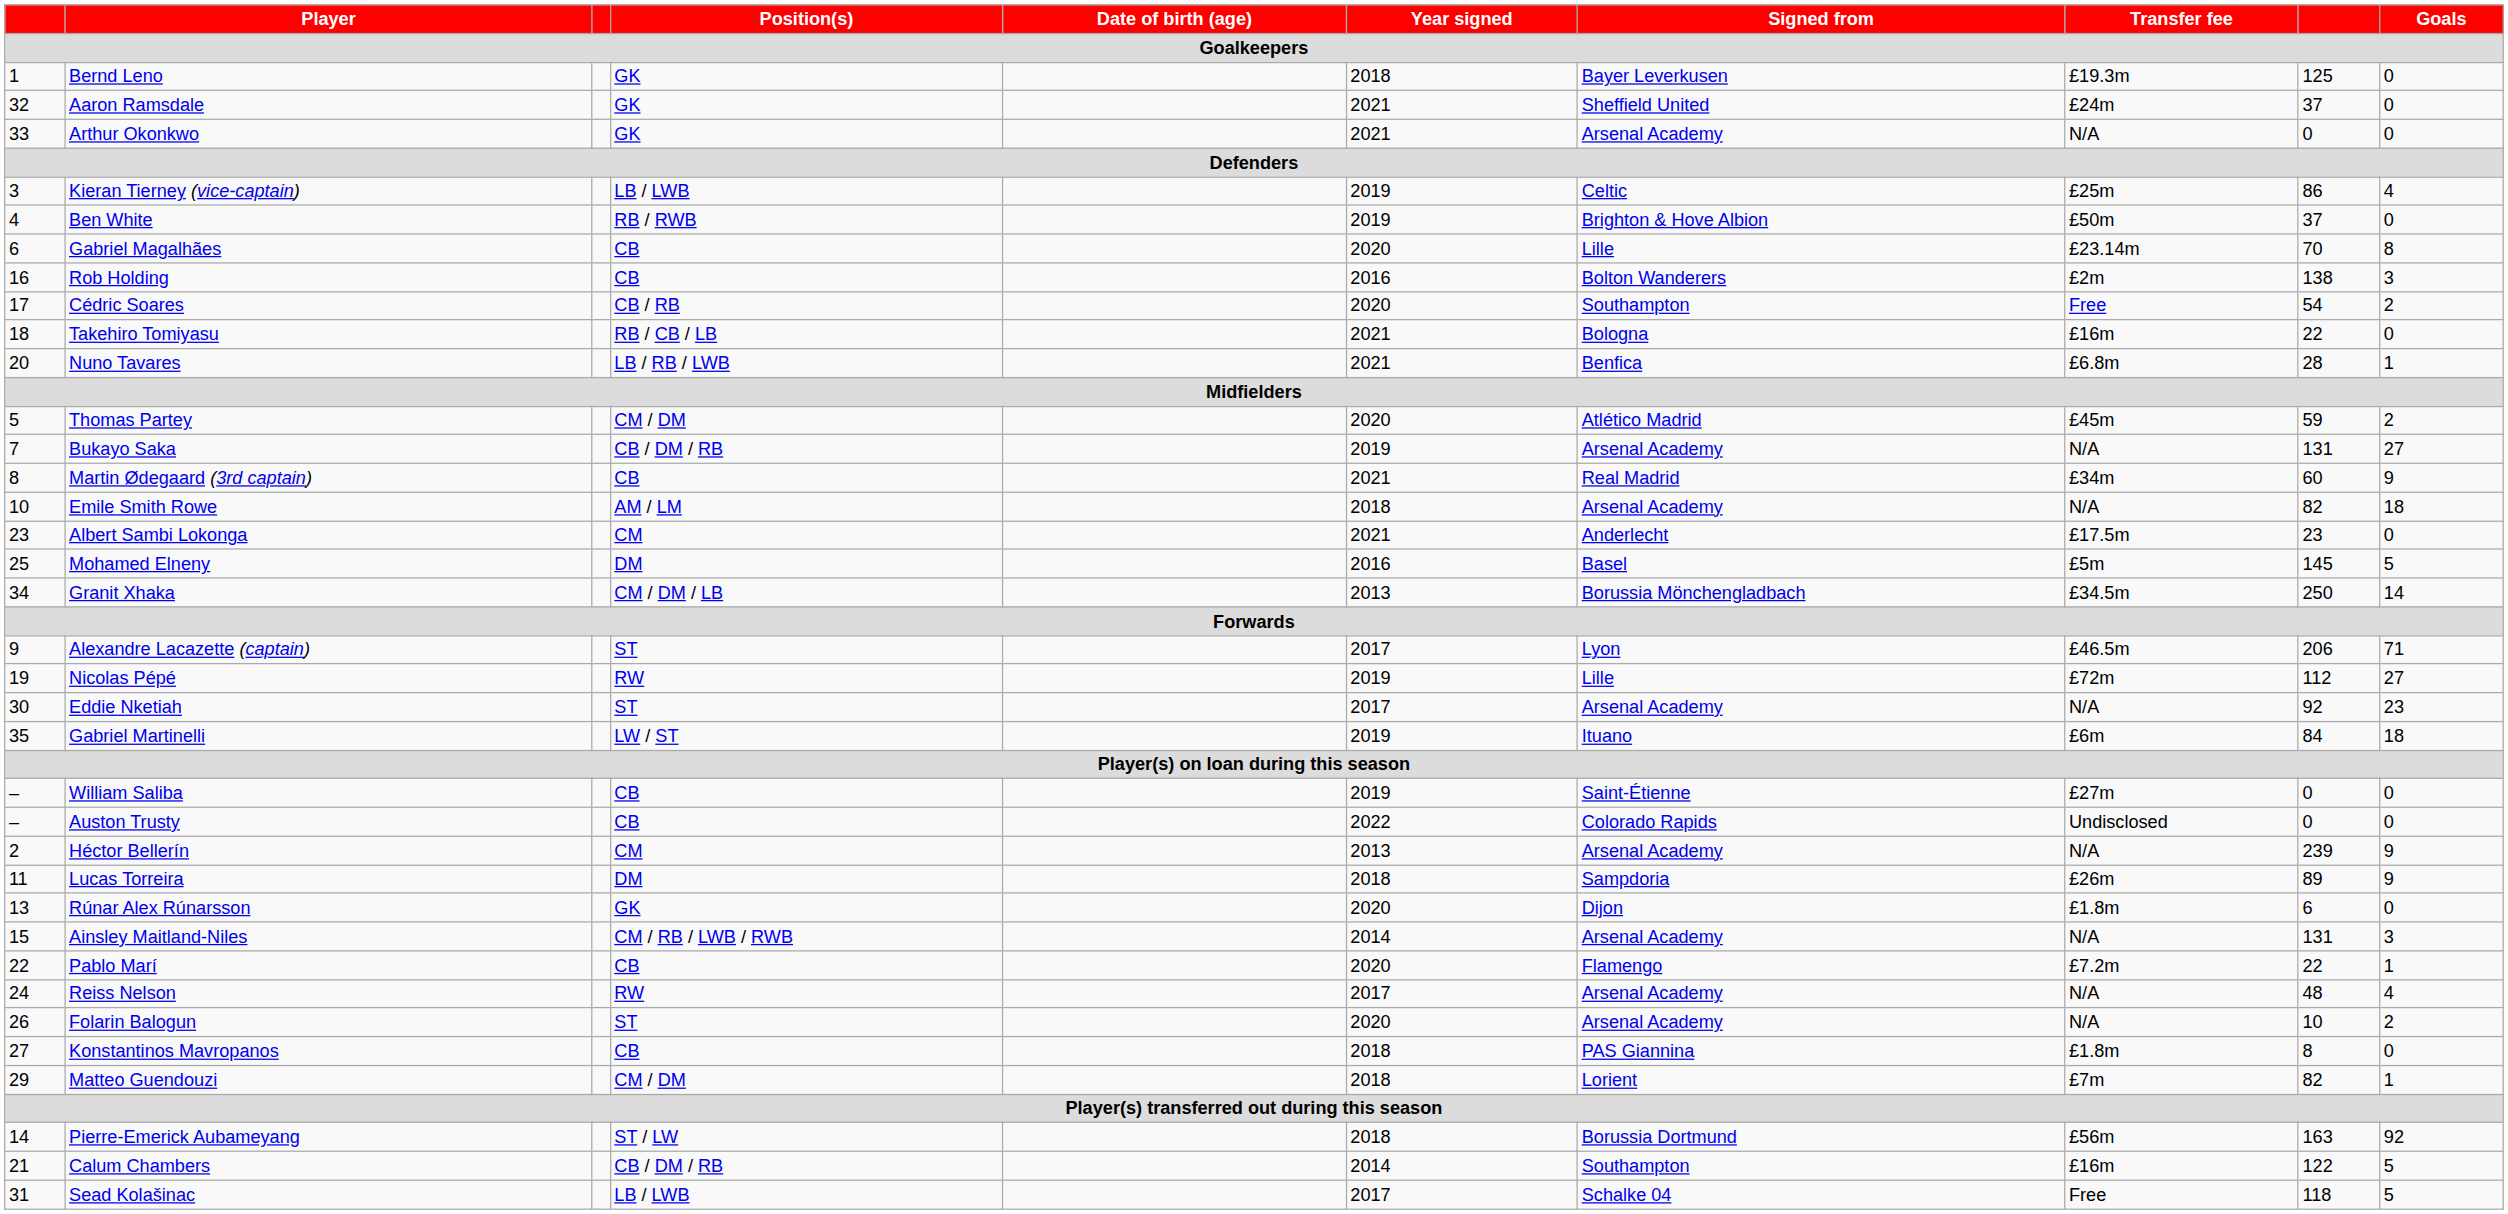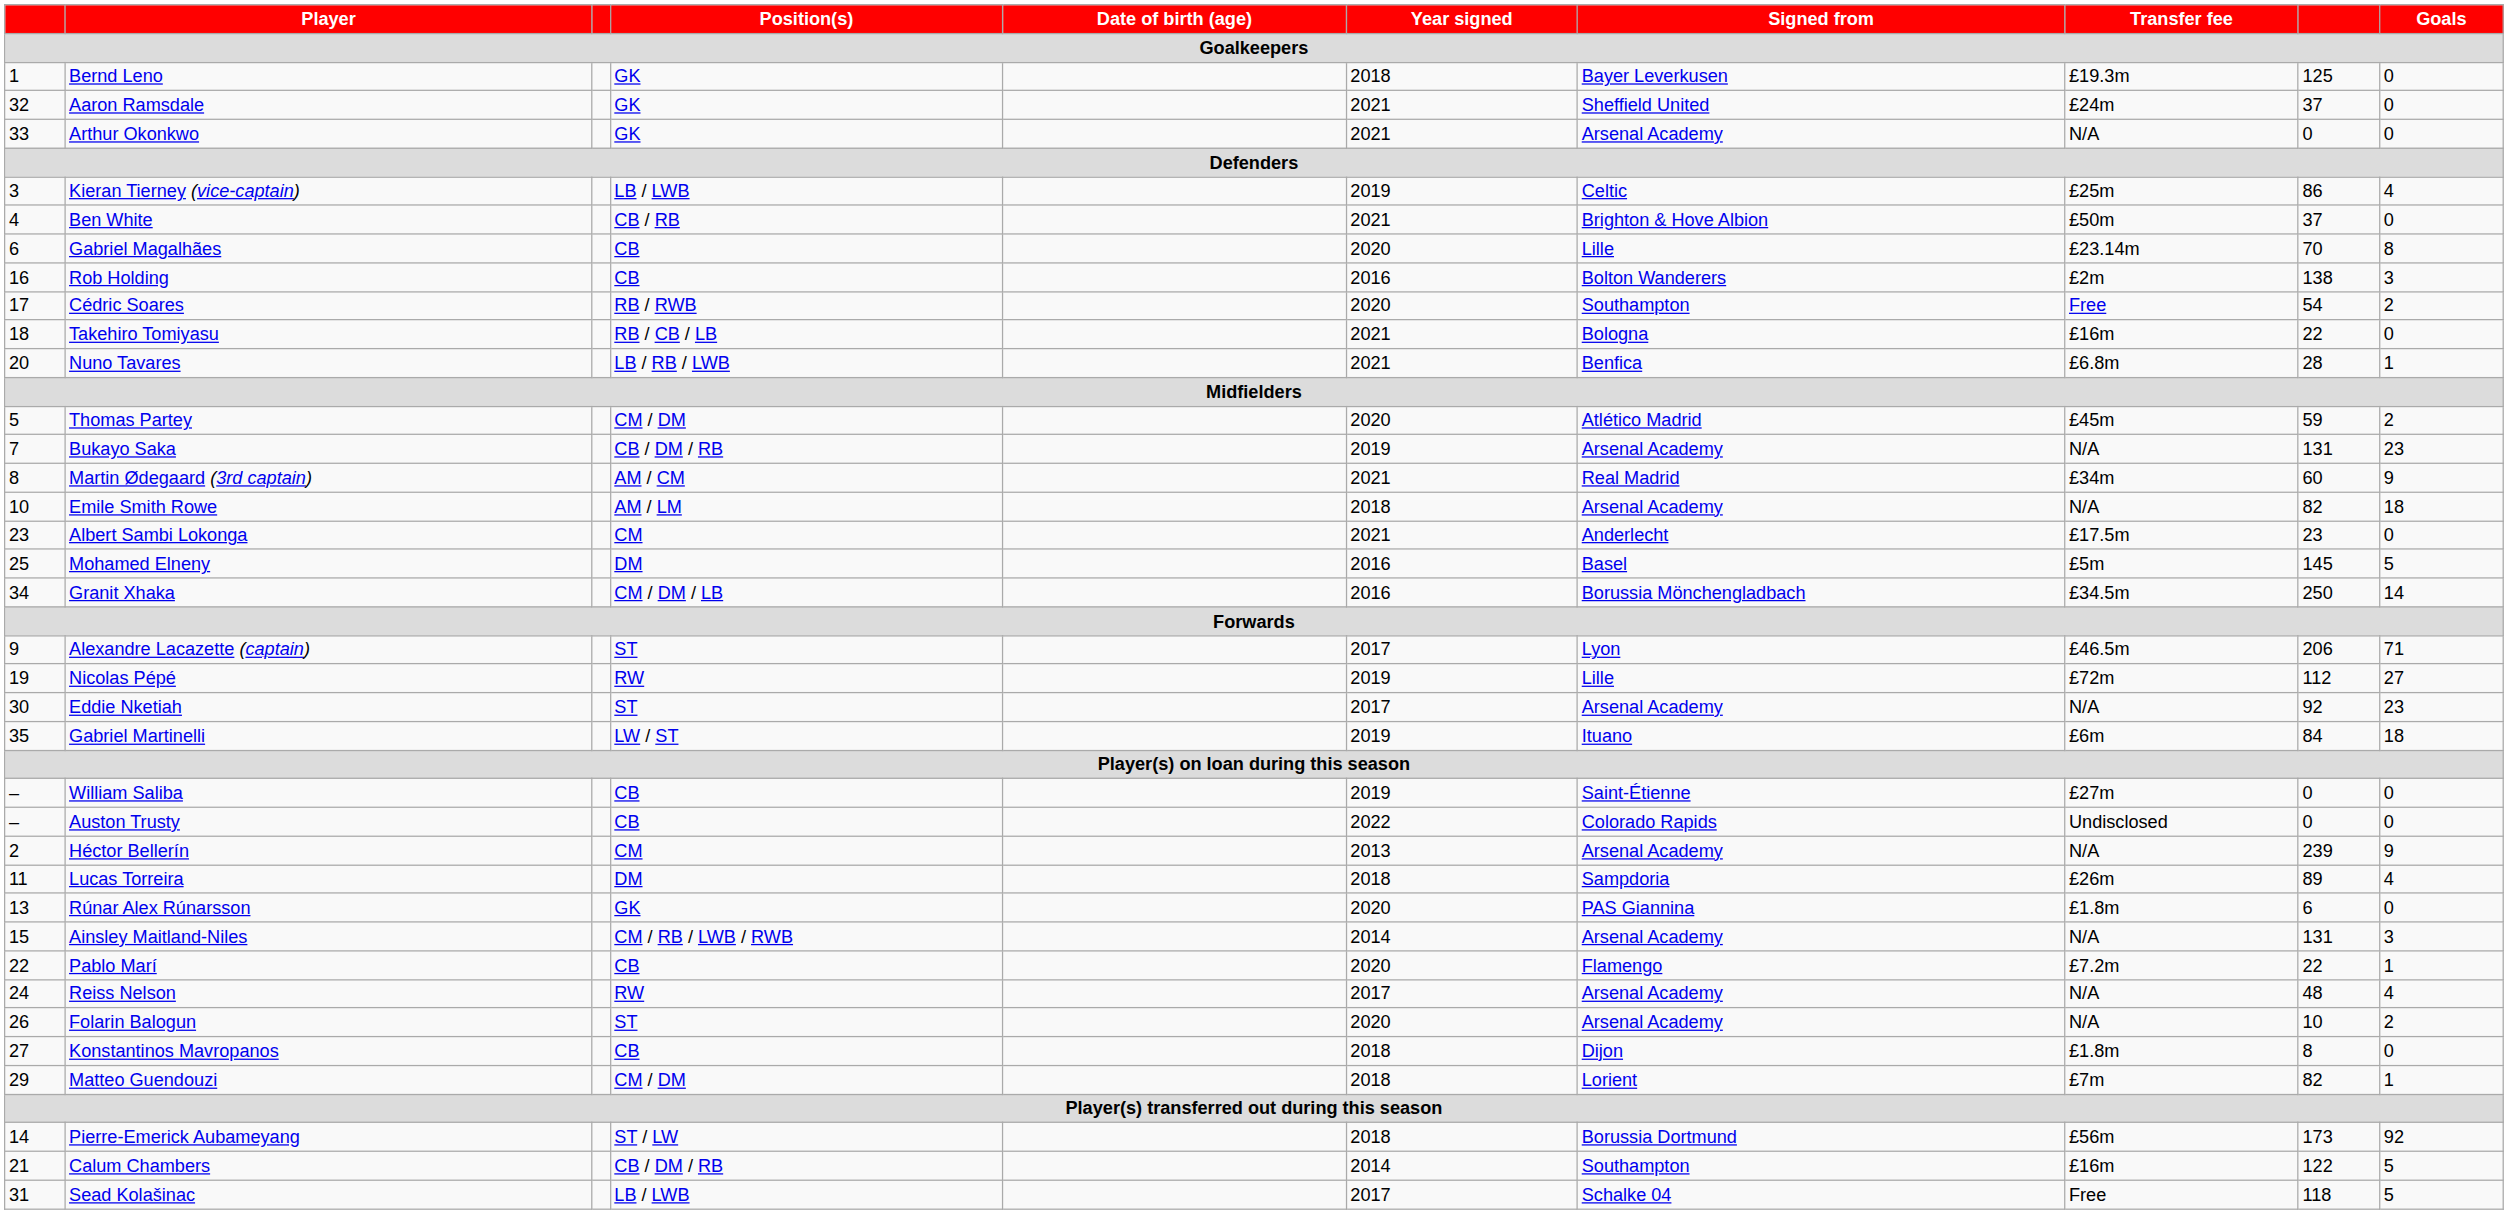(655, 220) RB / RWB -> (647, 220) CB / RB
(1370, 220) 2019 -> (1370, 220) 2021
(647, 306) CB / RB -> (655, 306) RB / RWB
(2394, 449) 27 -> (2394, 449) 23
(627, 478) CB -> (650, 478) AM / CM
(1370, 593) 2013 -> (1370, 593) 2016
(2389, 879) 9 -> (2389, 879) 4
(1602, 908) Dijon -> (1638, 908) PAS Giannina
(1638, 1051) PAS Giannina -> (1602, 1051) Dijon
(2318, 1137) 163 -> (2318, 1137) 173
